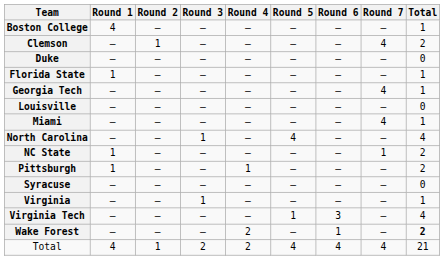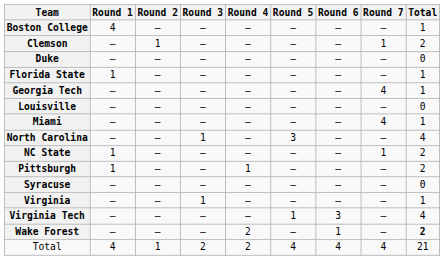(383, 44) 4 -> (383, 44) 1
(293, 138) 4 -> (293, 138) 3
